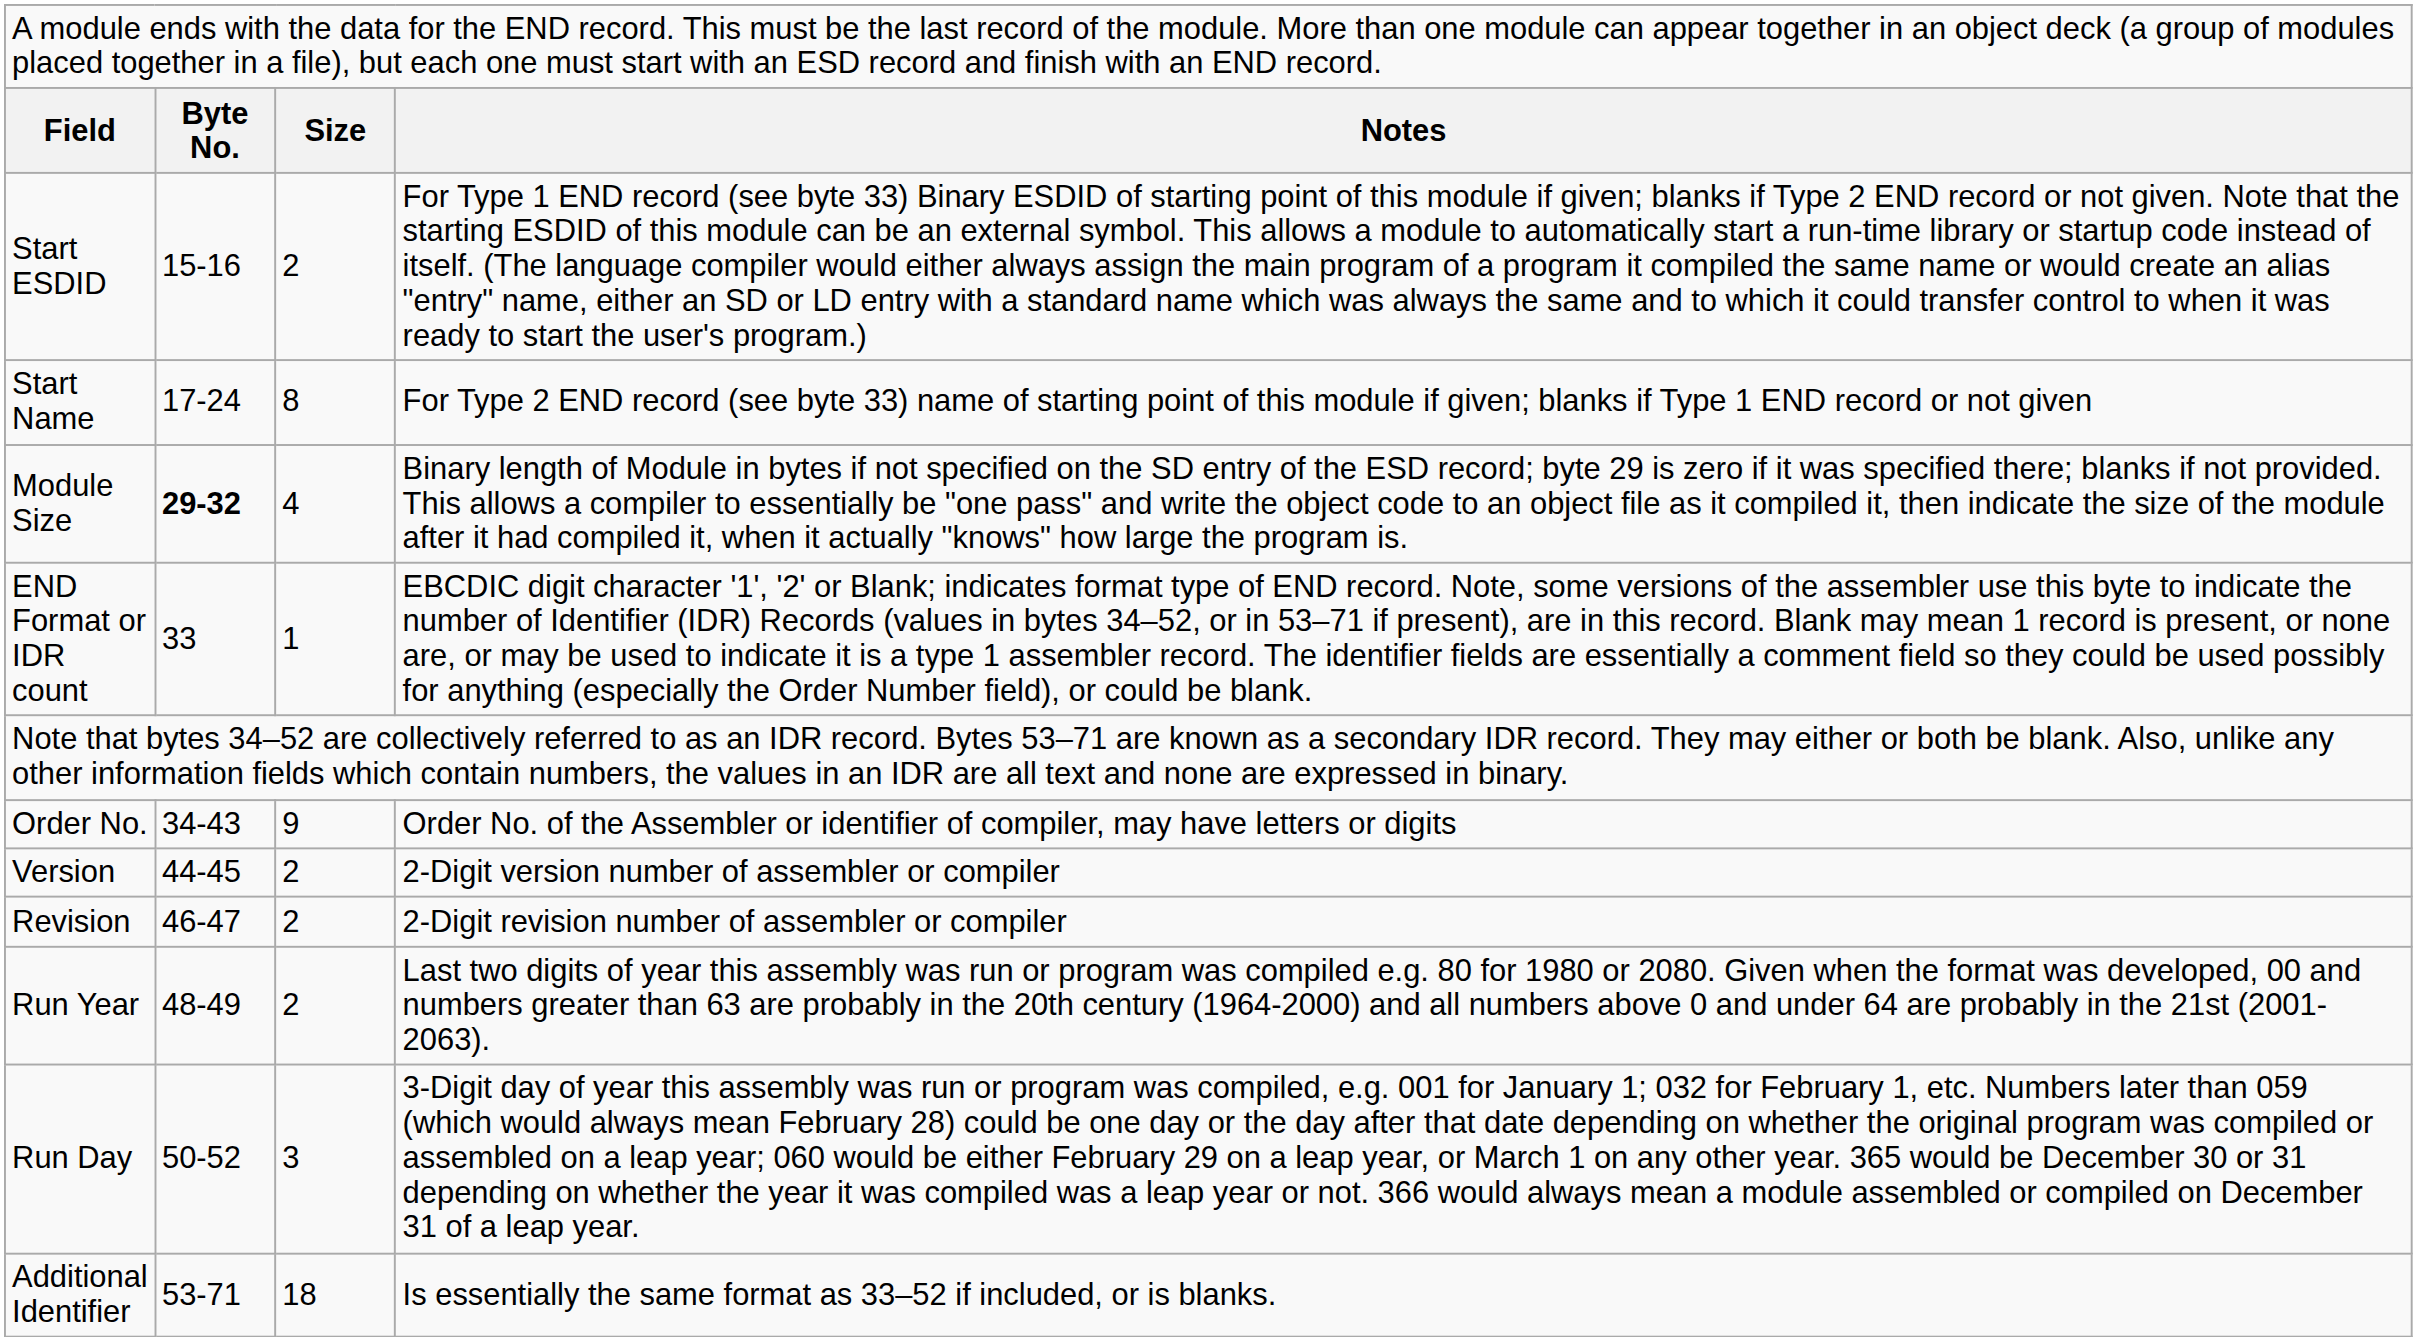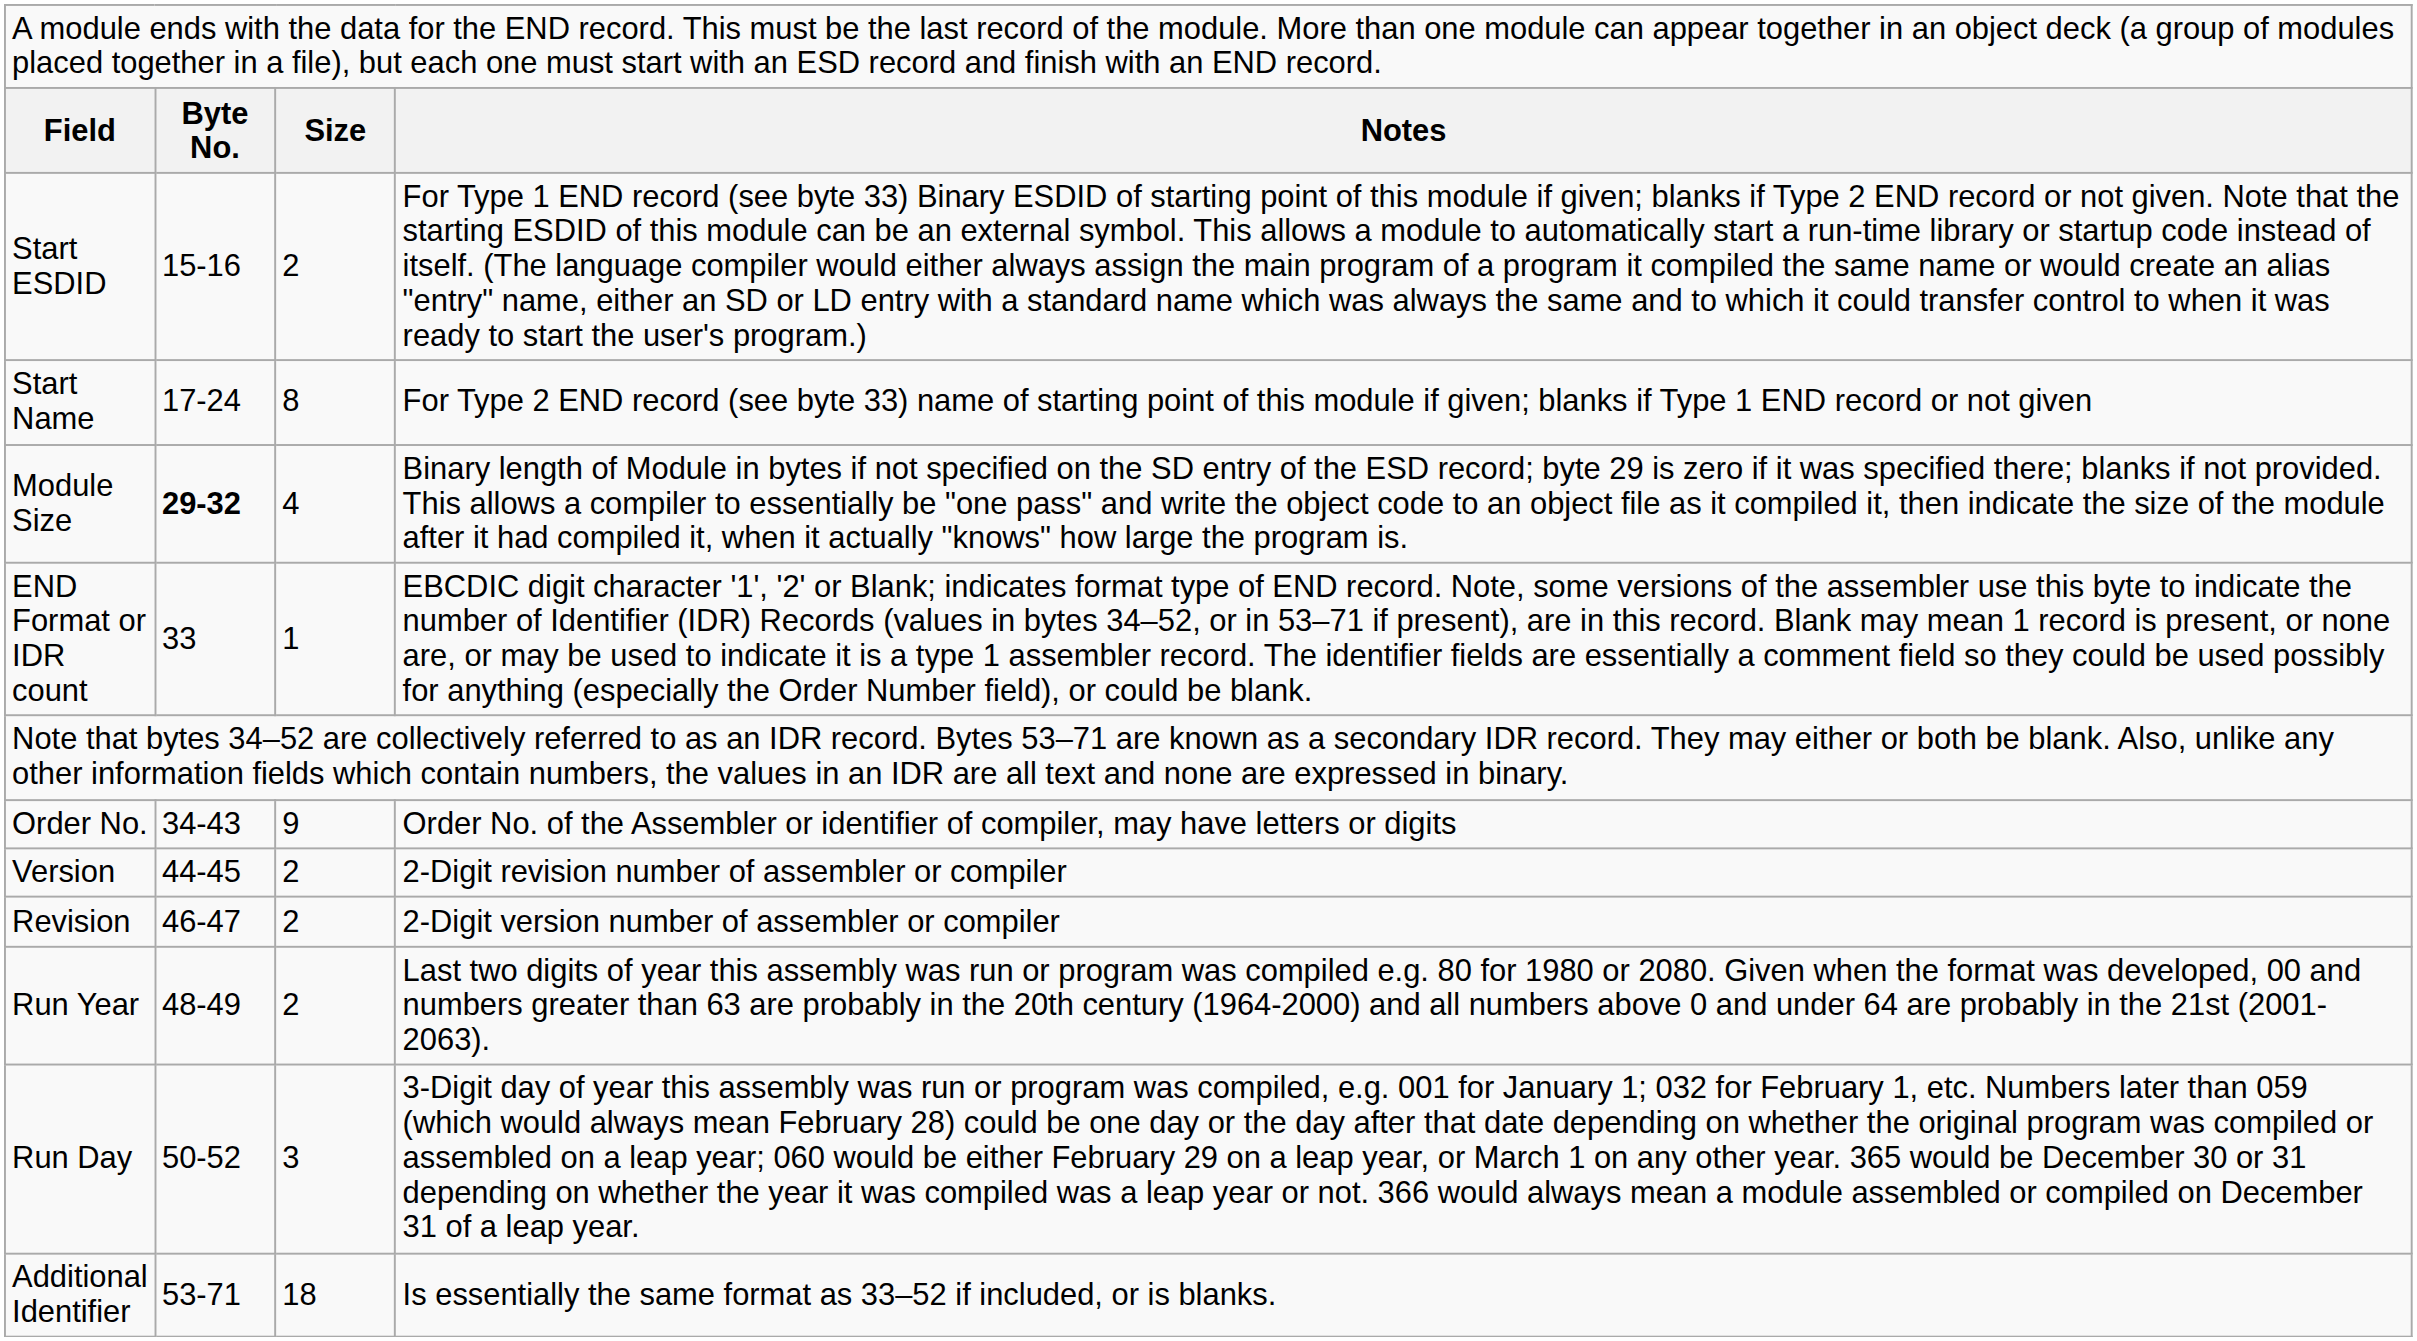(731, 872) 2-Digit version number of assembler or compiler -> (735, 872) 2-Digit revision number of assembler or compiler
(735, 921) 2-Digit revision number of assembler or compiler -> (731, 921) 2-Digit version number of assembler or compiler
